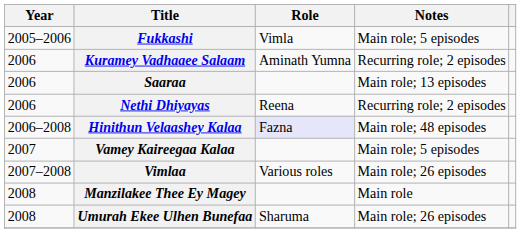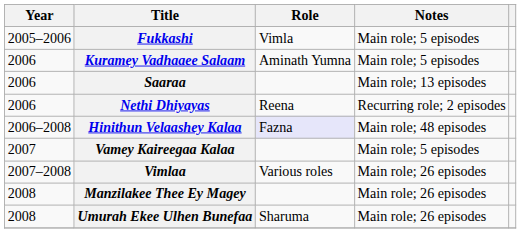(432, 60) Recurring role; 2 episodes -> (418, 60) Main role; 5 episodes
(385, 194) Main role -> (422, 194) Main role; 26 episodes
